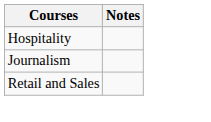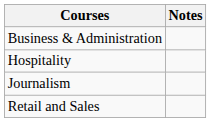+ row: (85, 38)
